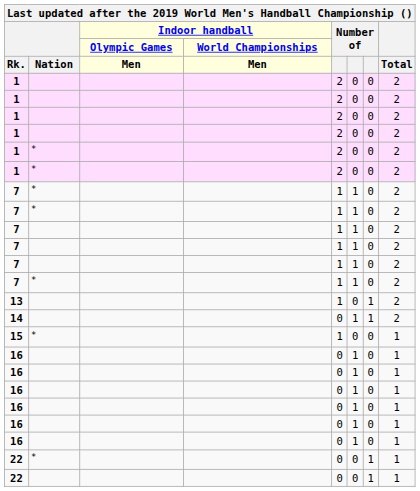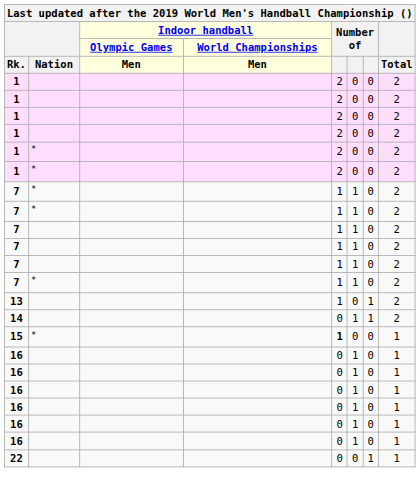(340, 337) normal -> (340, 337) bold
- row: (16, 460)
